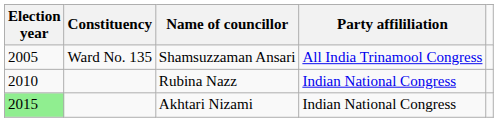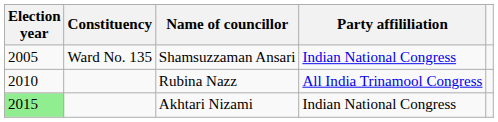(392, 57) All India Trinamool Congress -> (379, 57) Indian National Congress
(379, 81) Indian National Congress -> (392, 81) All India Trinamool Congress
